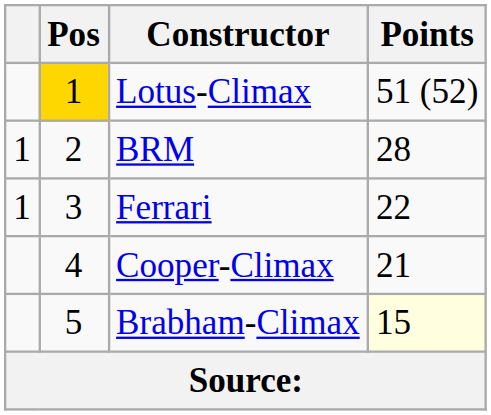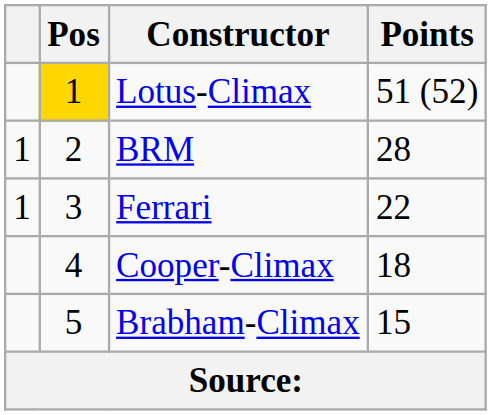(394, 265) 21 -> (394, 265) 18
(394, 323) lightyellow background -> (394, 323) no background
